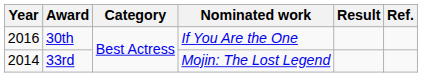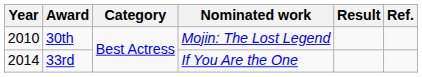(24, 38) 2016 -> (24, 38) 2010
(240, 38) If You Are the One -> (256, 38) Mojin: The Lost Legend
(256, 60) Mojin: The Lost Legend -> (240, 60) If You Are the One
